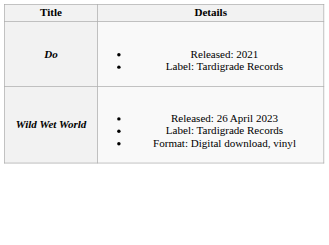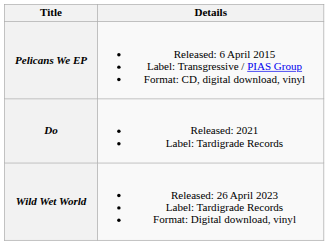+ row: (51, 60)
